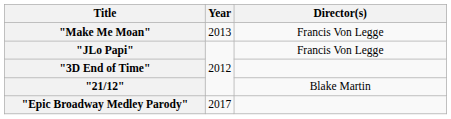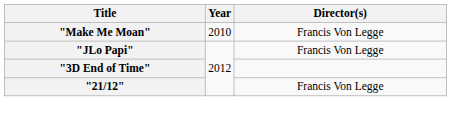(220, 31) 2013 -> (220, 31) 2010
(340, 86) Blake Martin -> (340, 86) Francis Von Legge
- row: (105, 104)
